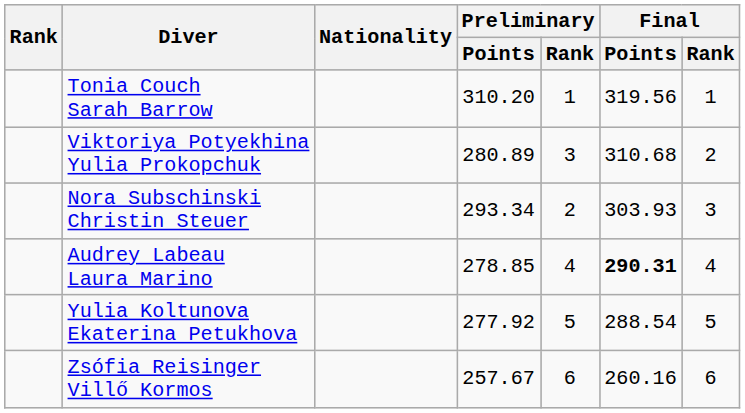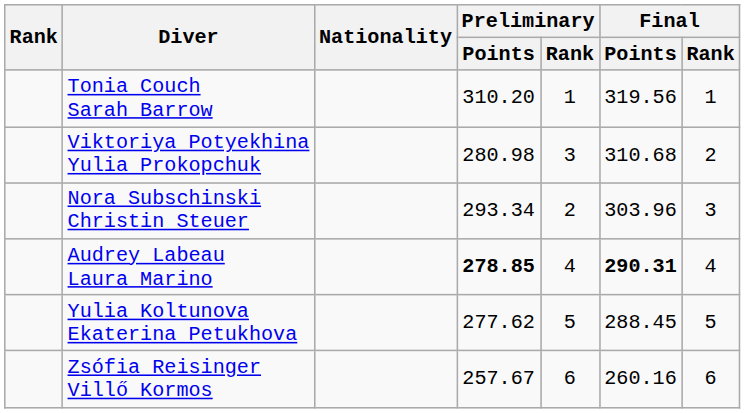(499, 155) 280.89 -> (499, 155) 280.98
(641, 211) 303.93 -> (641, 211) 303.96
(499, 267) normal -> (499, 267) bold
(499, 323) 277.92 -> (499, 323) 277.62
(641, 323) 288.54 -> (641, 323) 288.45
